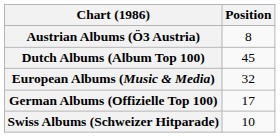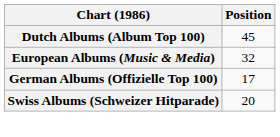- row: (113, 36)
(248, 121) 10 -> (248, 100) 20
